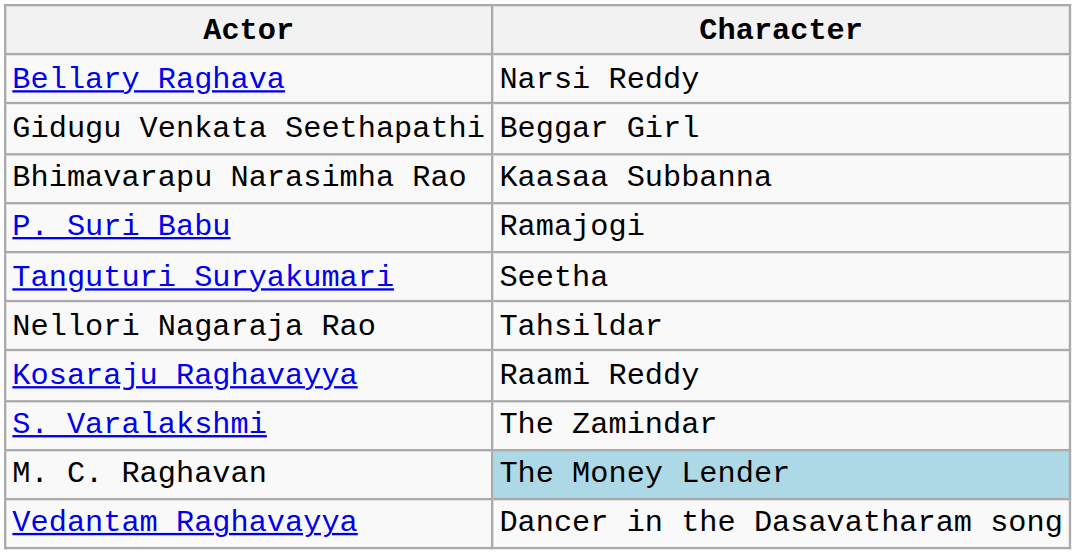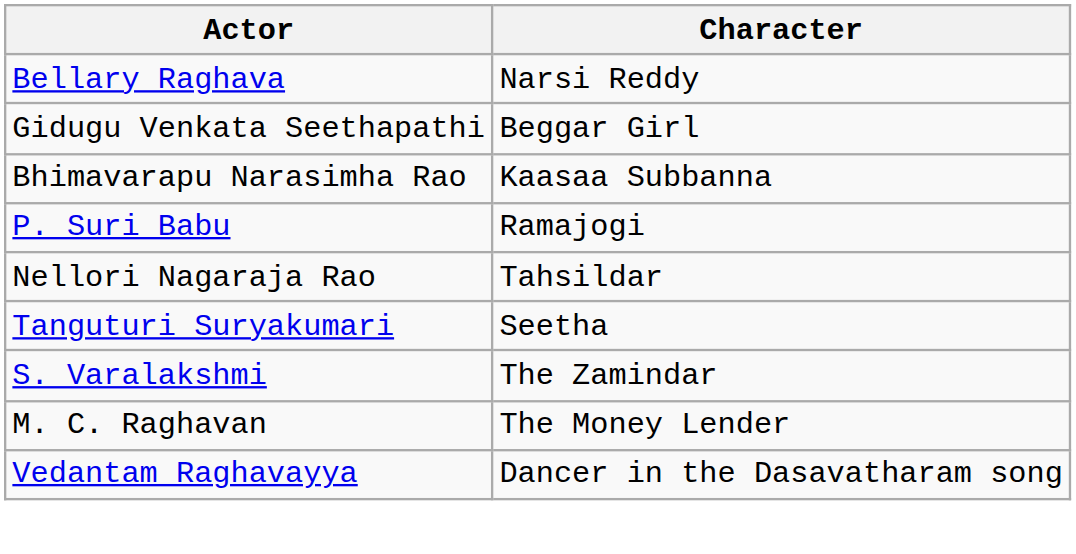rows swapped: (203, 277) <-> (194, 326)
- row: (185, 375)
(645, 474) lightblue background -> (645, 425) no background
